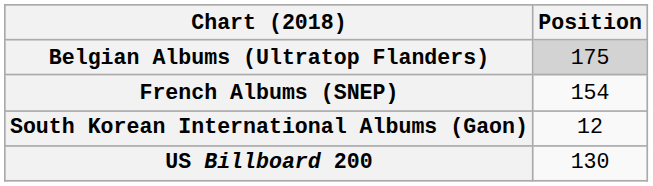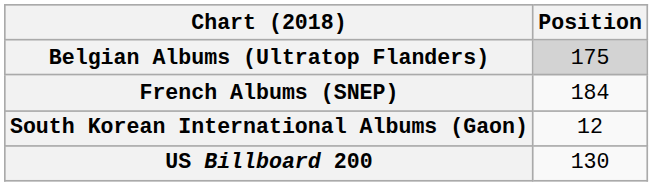(590, 93) 154 -> (590, 93) 184
